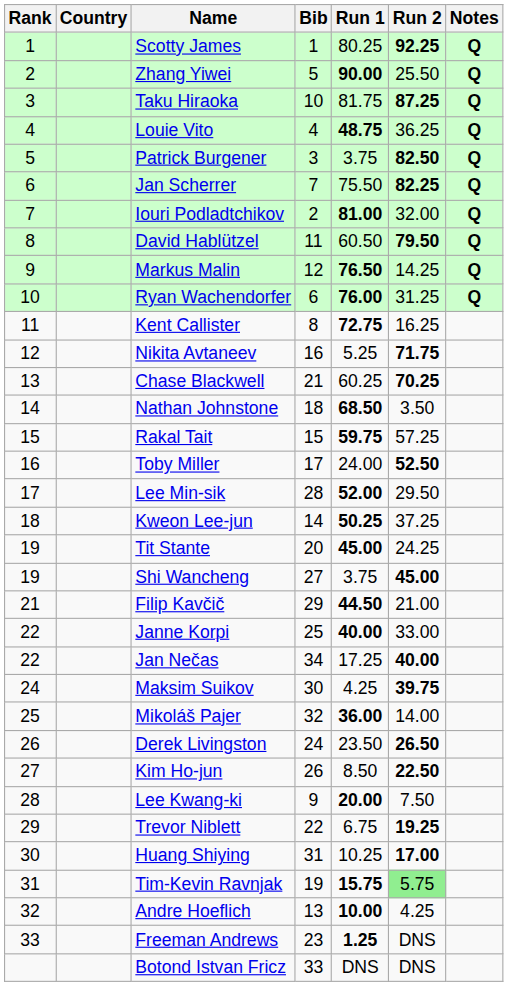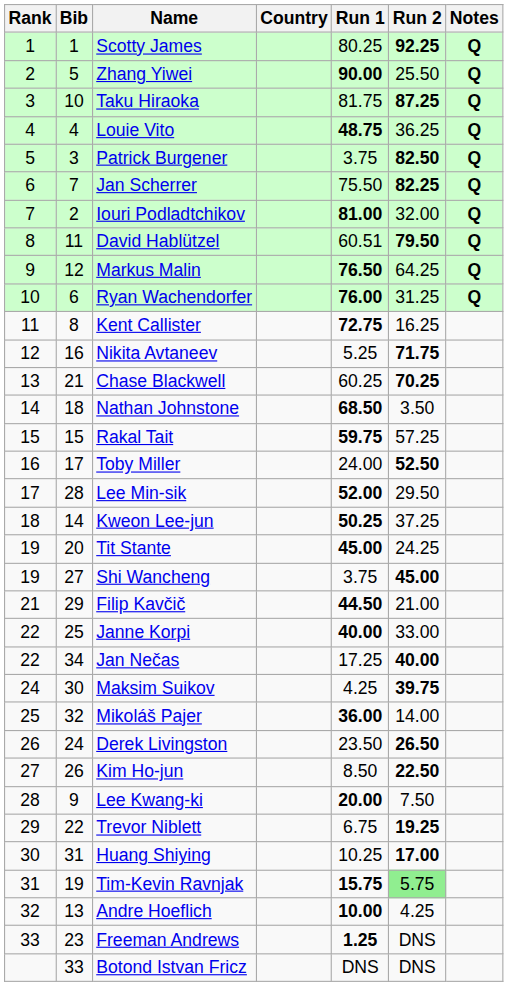columns swapped: (313, 18) <-> (93, 18)
(360, 241) 60.50 -> (360, 241) 60.51
(417, 269) 14.25 -> (417, 269) 64.25
